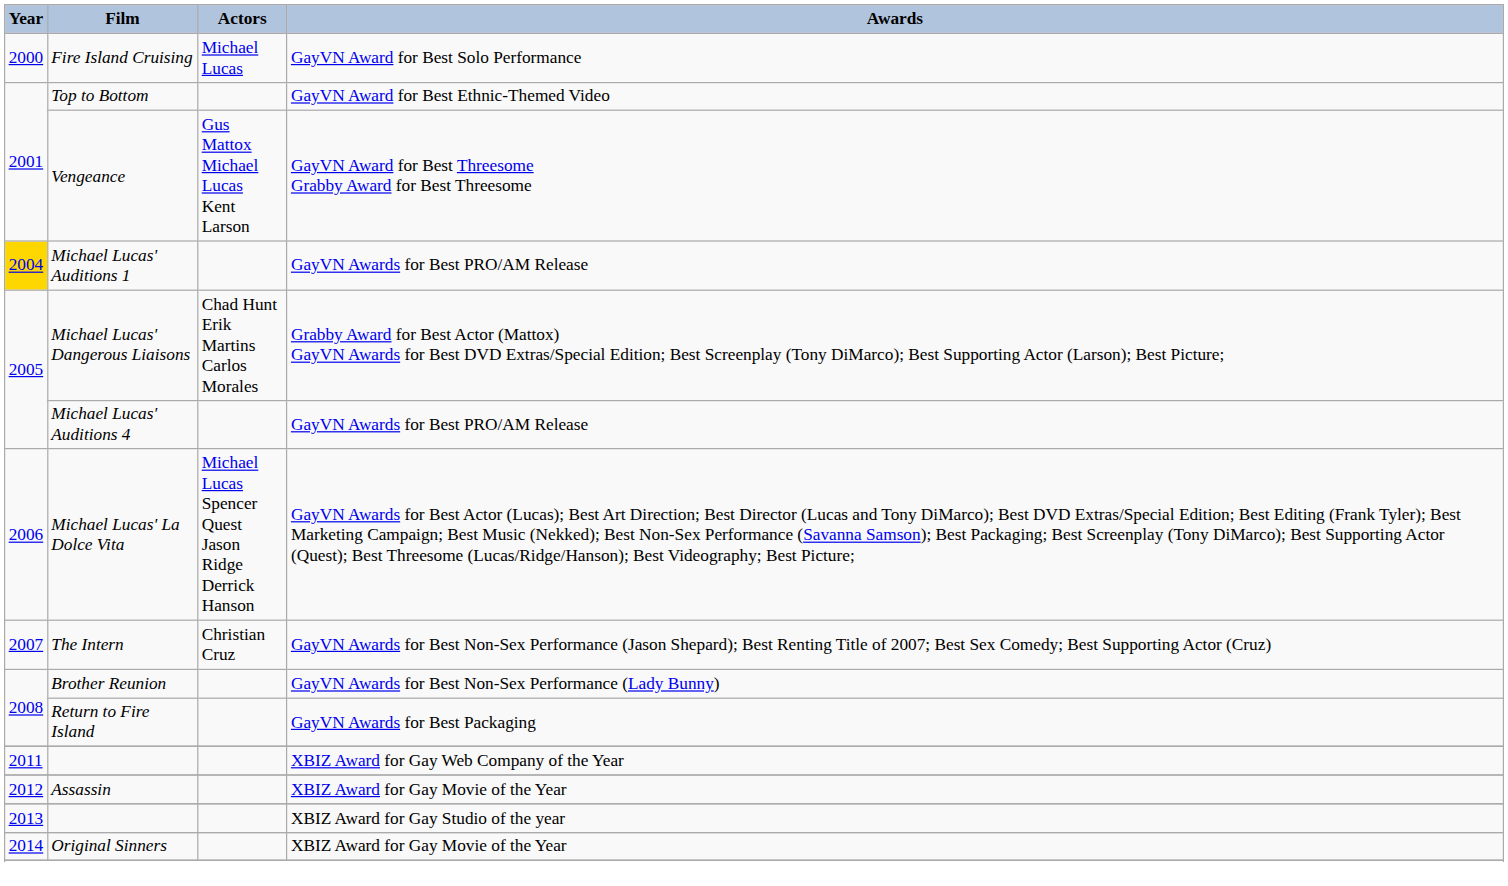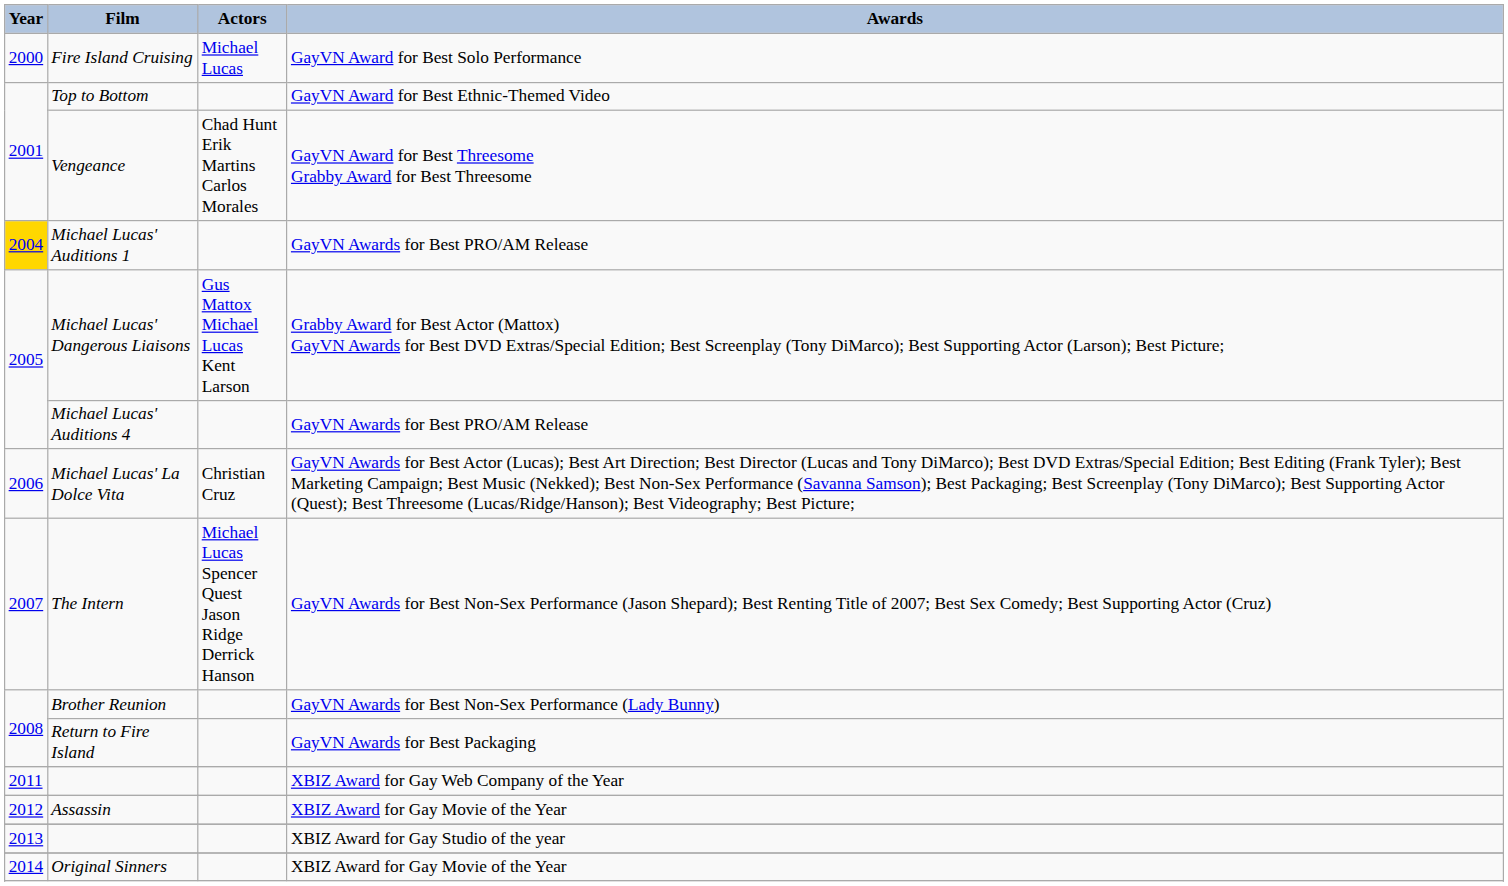(230, 176) Gus Mattox Michael Lucas Kent Larson -> (239, 165) Chad Hunt Erik Martins Carlos Morales
(239, 345) Chad Hunt Erik Martins Carlos Morales -> (230, 335) Gus Mattox Michael Lucas Kent Larson
(230, 534) Michael Lucas Spencer Quest Jason Ridge Derrick Hanson -> (233, 483) Christian Cruz
(233, 644) Christian Cruz -> (230, 604) Michael Lucas Spencer Quest Jason Ridge Derrick Hanson
